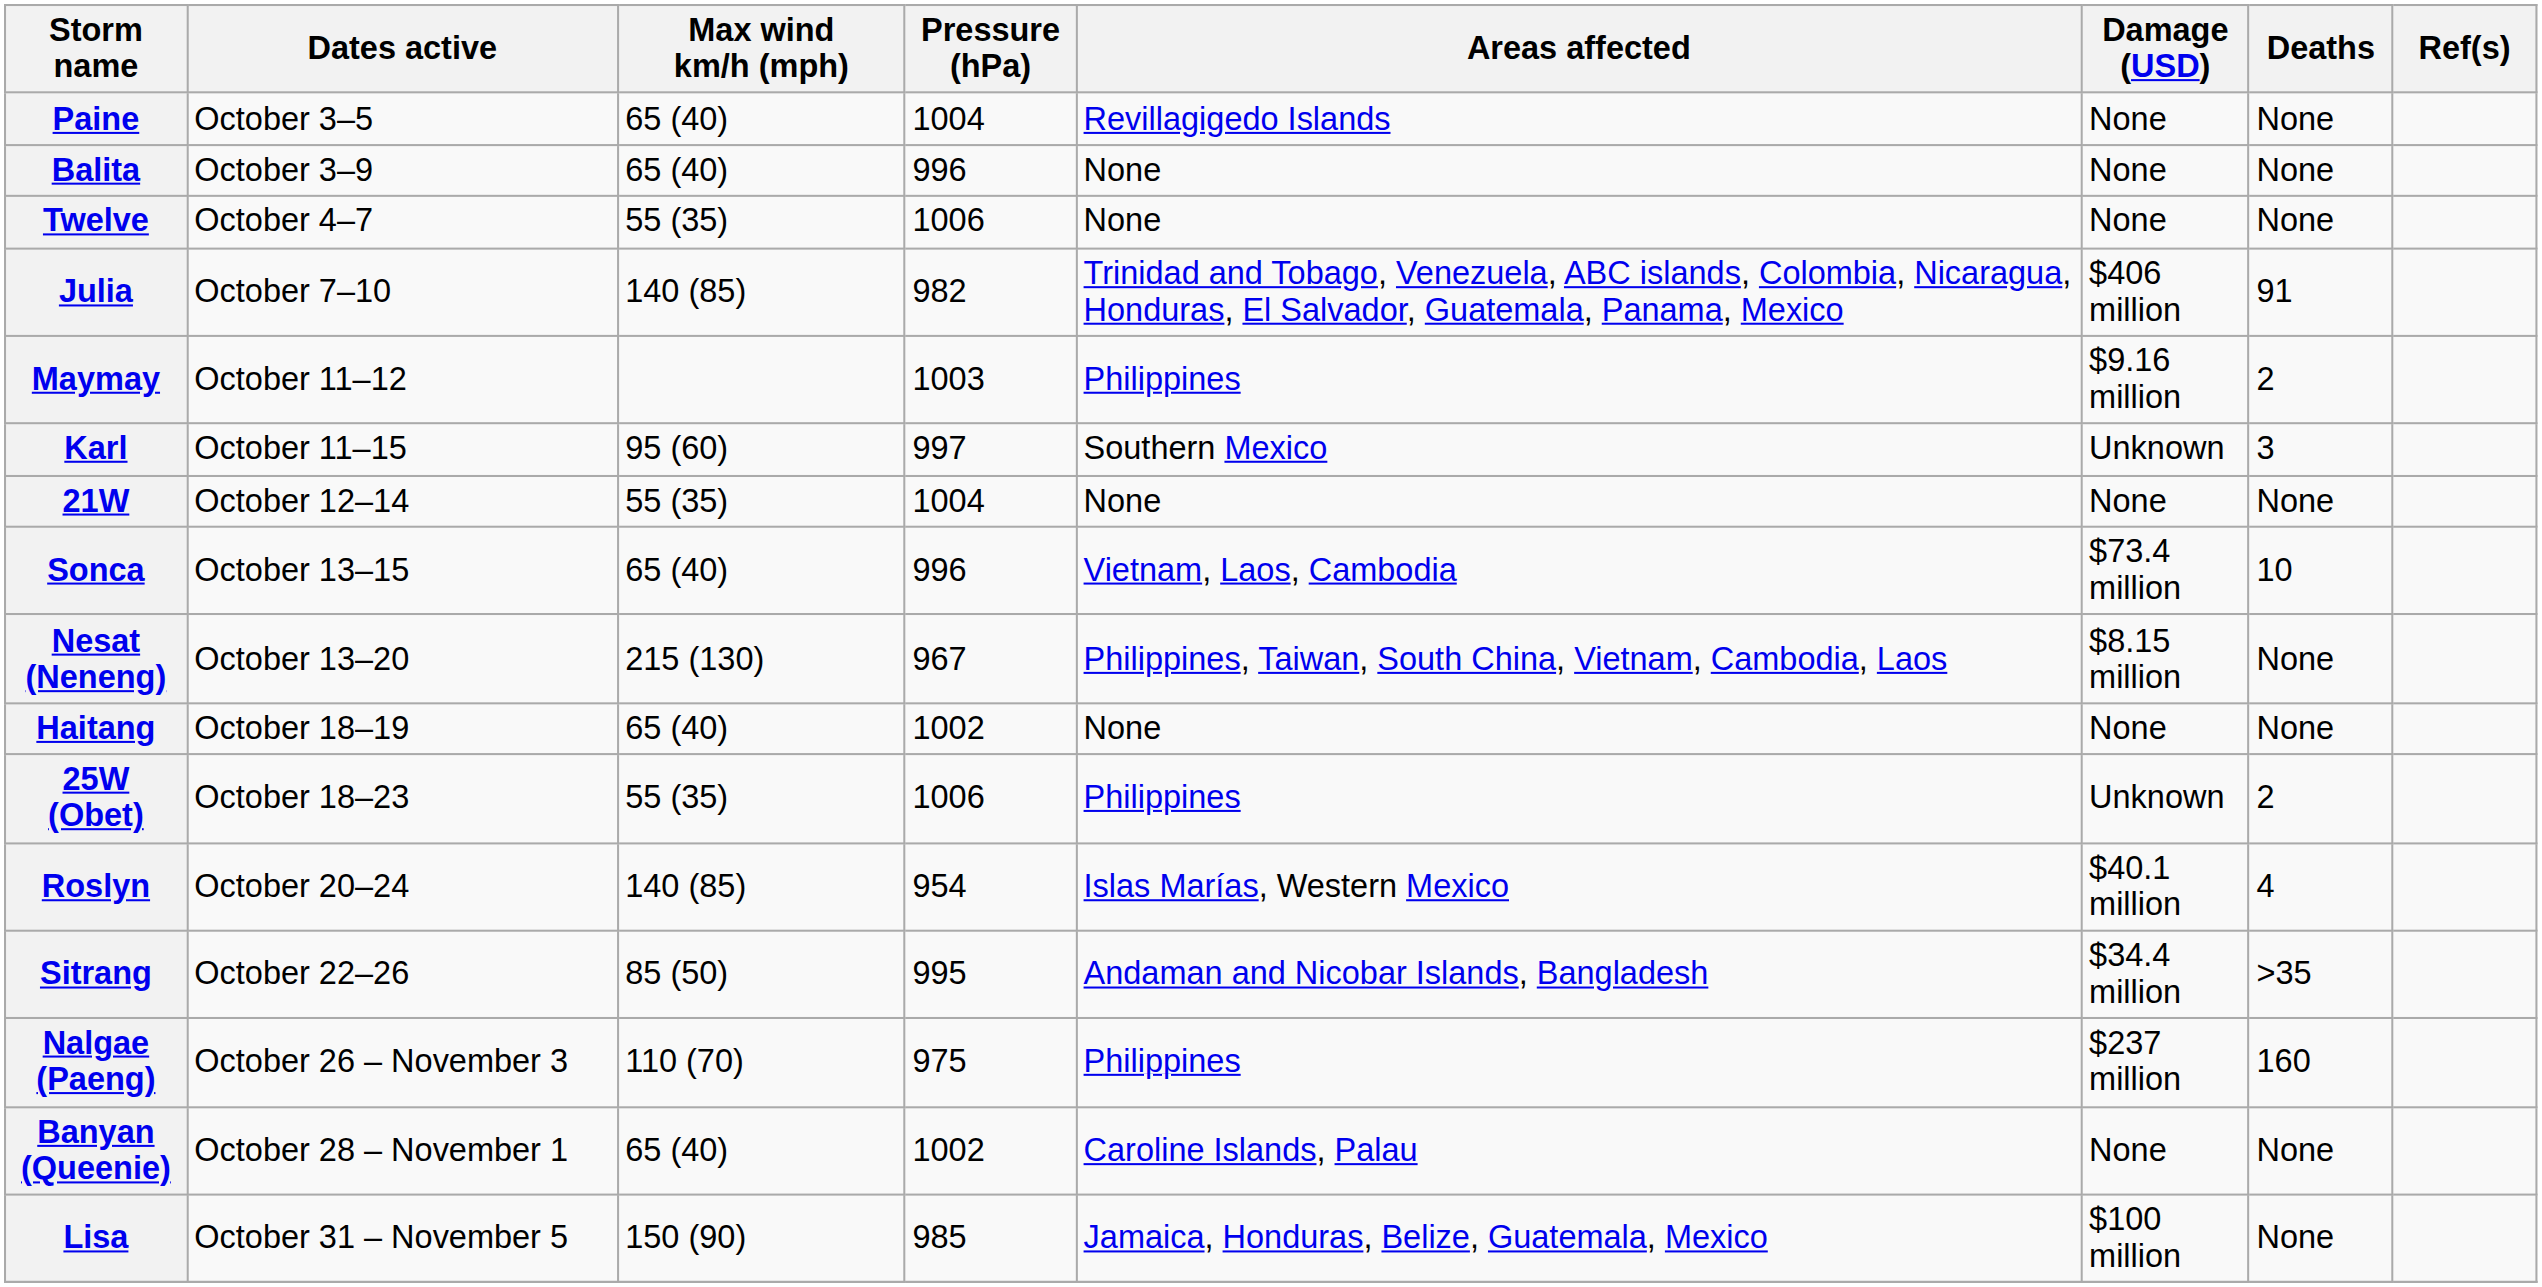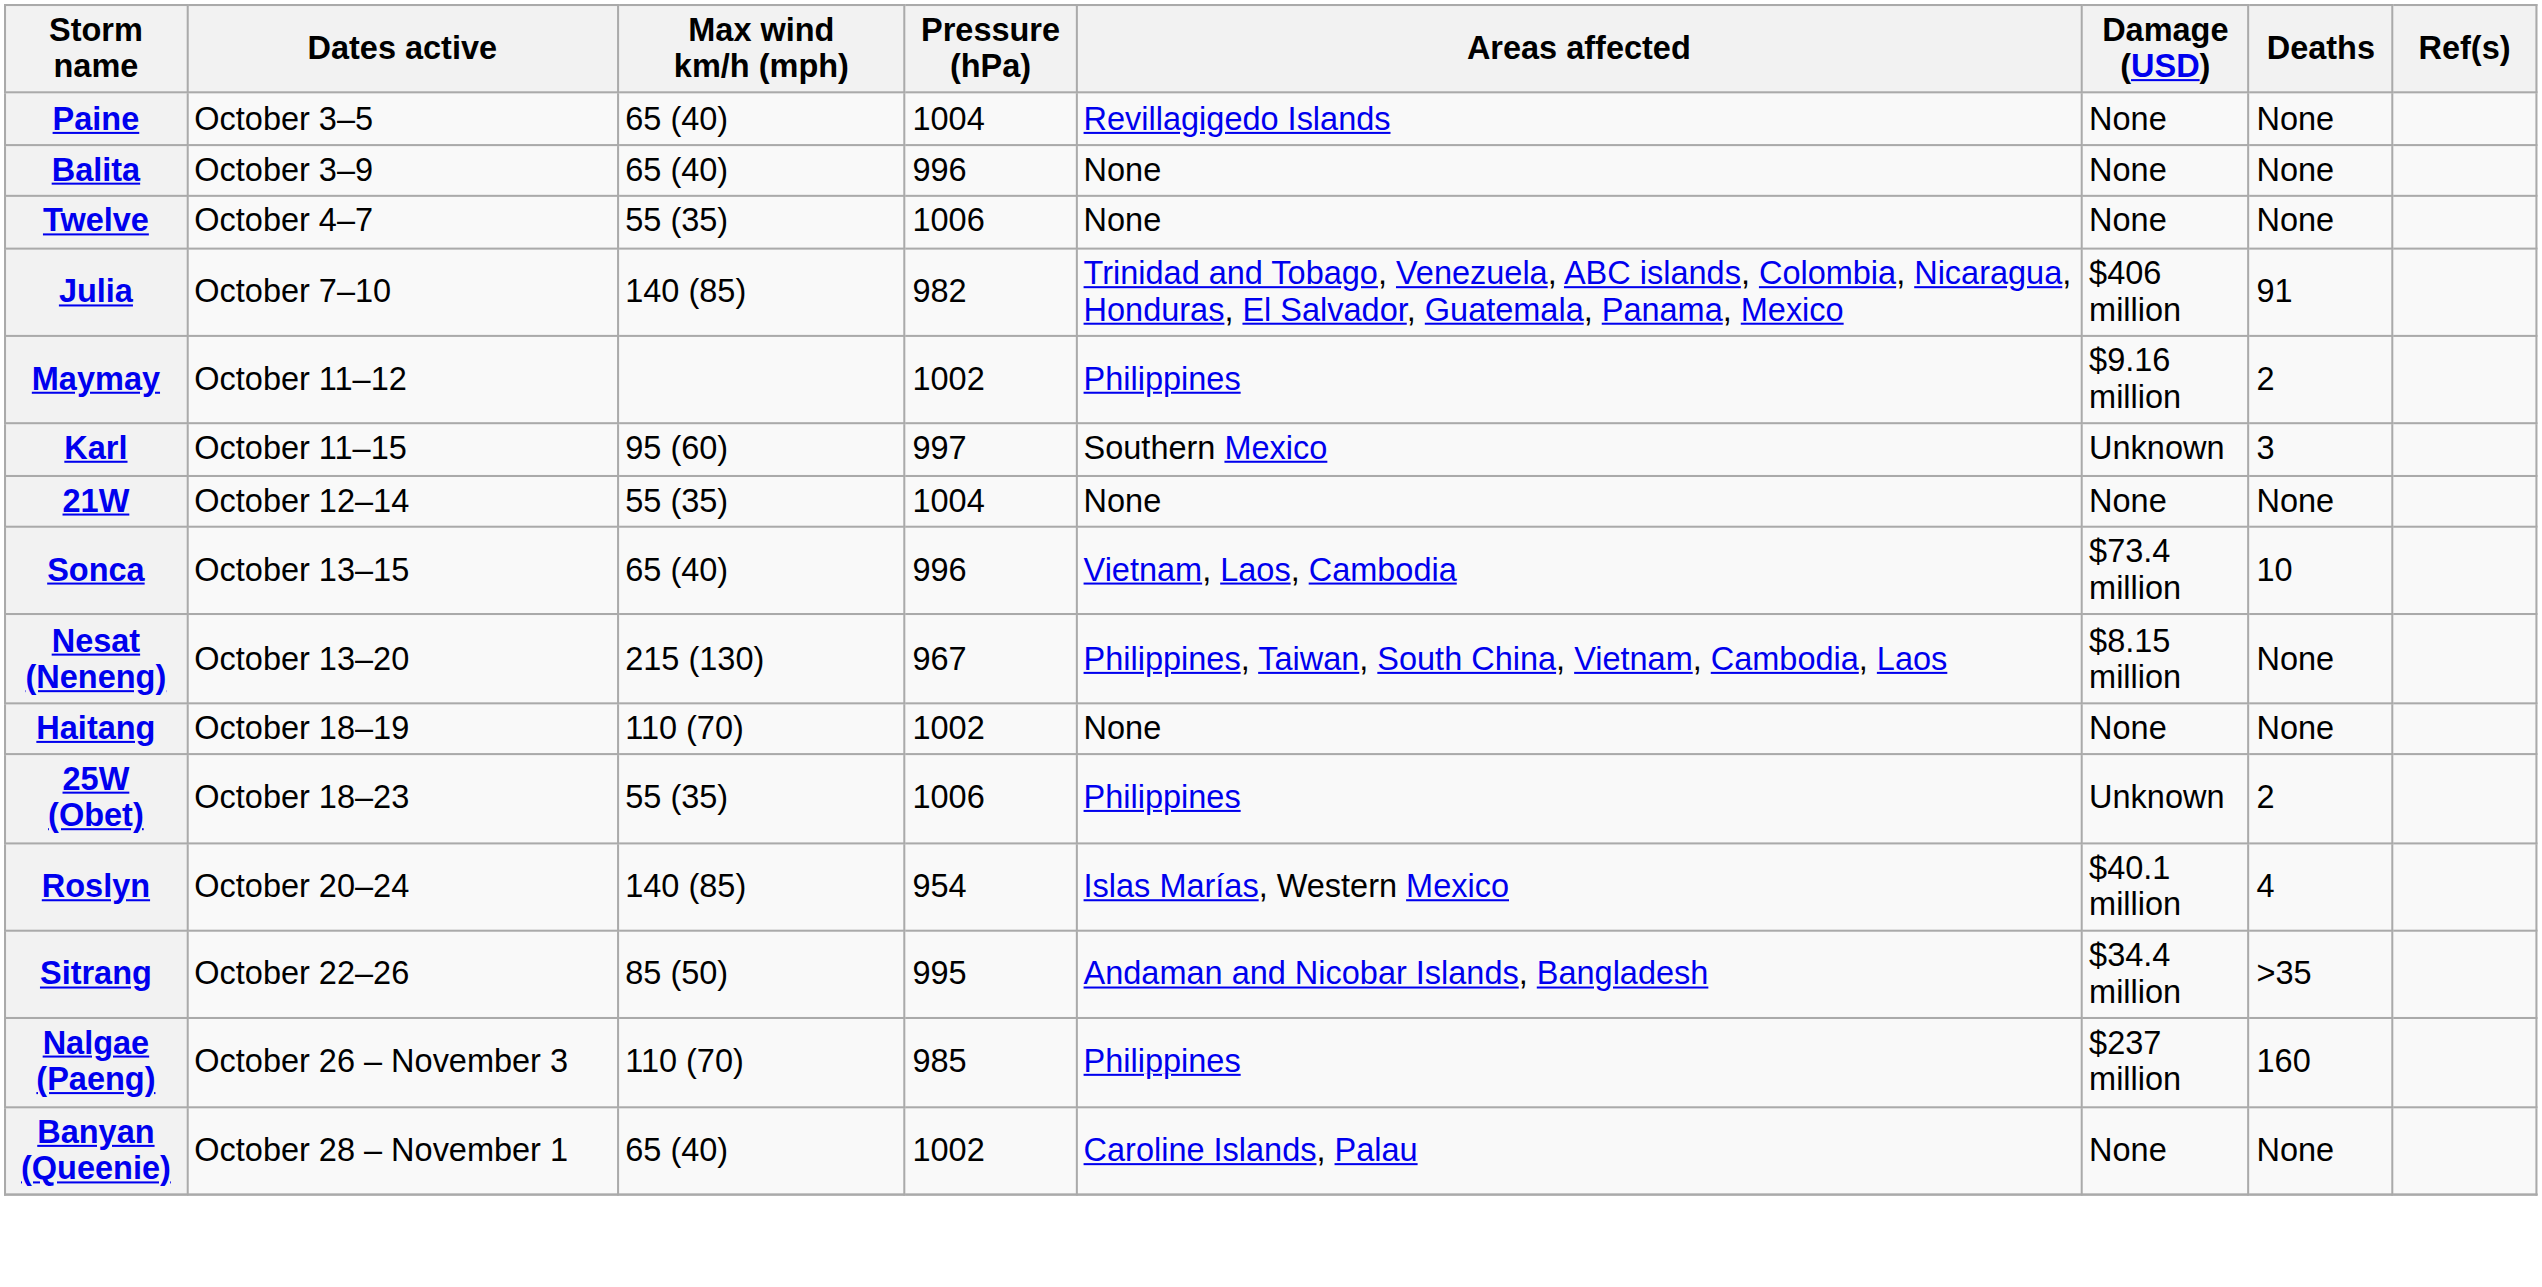(949, 379) 1003 -> (949, 379) 1002
(677, 728) 65 (40) -> (685, 728) 110 (70)
(940, 1062) 975 -> (940, 1062) 985
- row: (96, 1238)
